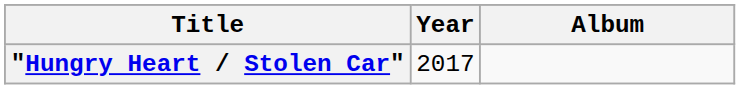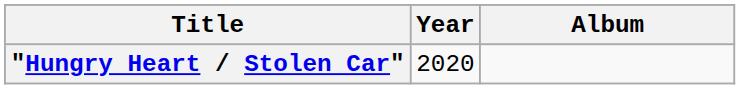(445, 64) 2017 -> (445, 64) 2020
